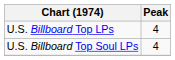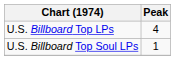(156, 47) 4 -> (156, 47) 1
